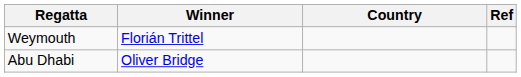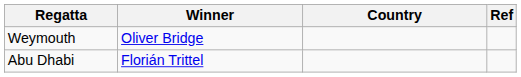(162, 38) Florián Trittel -> (162, 38) Oliver Bridge
(162, 60) Oliver Bridge -> (162, 60) Florián Trittel
